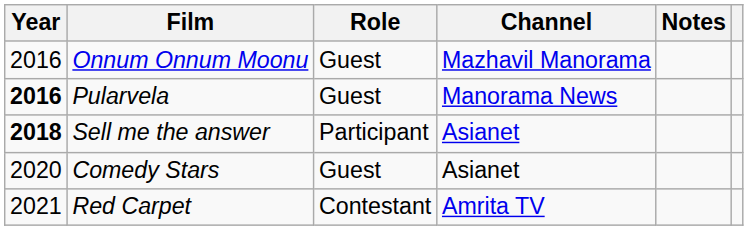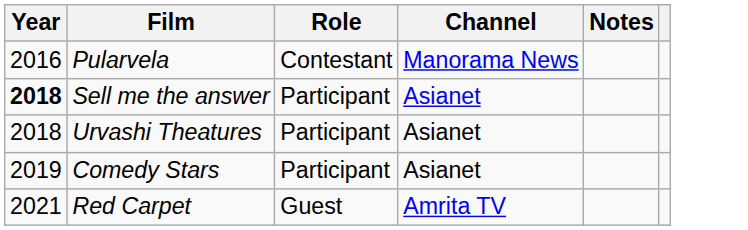- row: (190, 59)
(36, 96) bold -> (36, 59) normal
(350, 96) Guest -> (336, 59) Contestant
+ row: (167, 133)
(36, 170) 2020 -> (36, 170) 2019
(350, 170) Guest -> (335, 170) Participant
(375, 206) Contestant -> (311, 206) Guest
